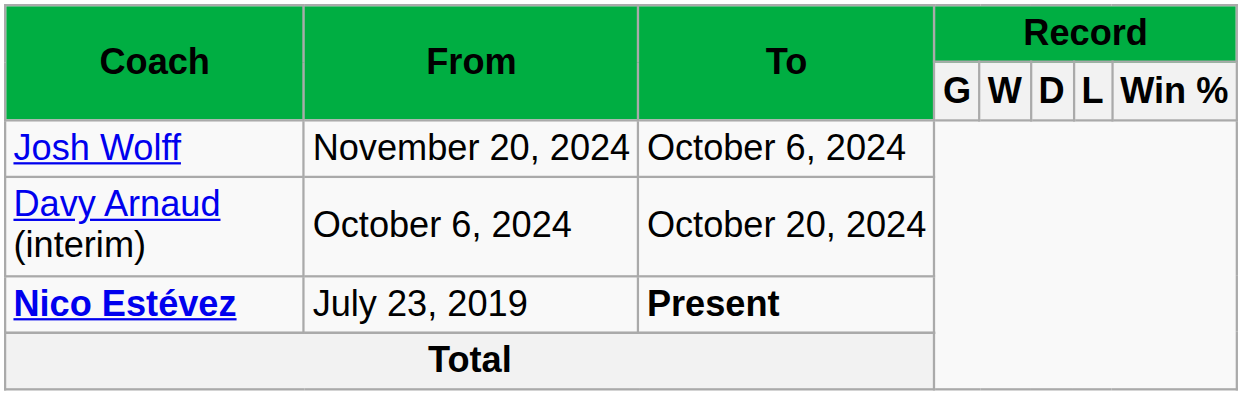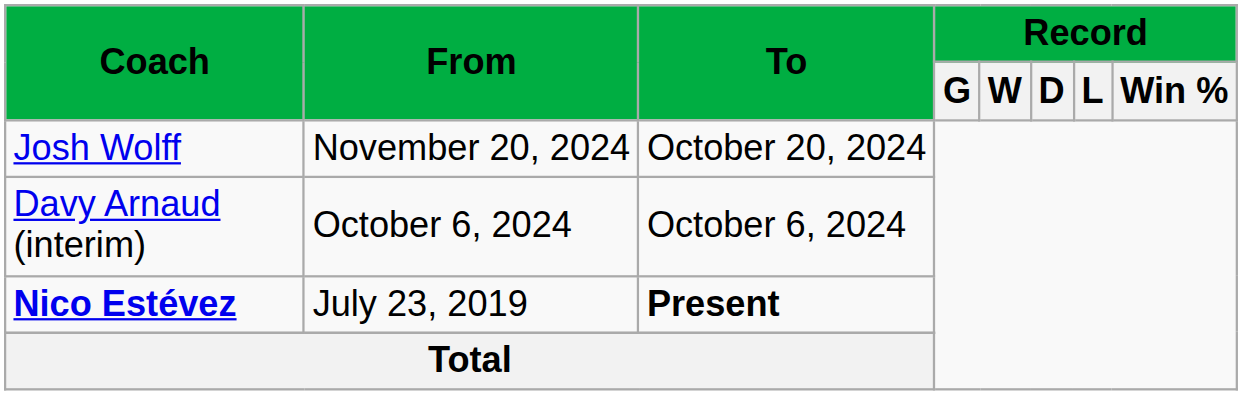(777, 147) October 6, 2024 -> (787, 147) October 20, 2024
(787, 225) October 20, 2024 -> (777, 225) October 6, 2024
